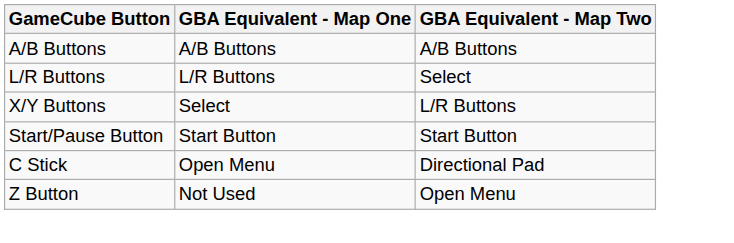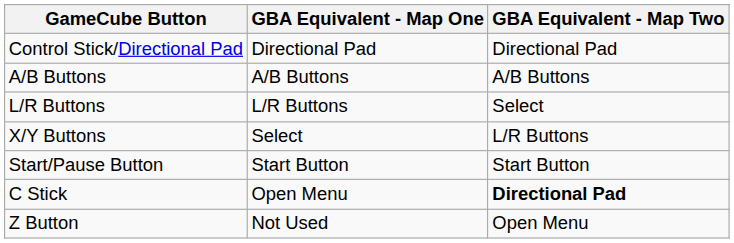+ row: (126, 48)
(482, 164) normal -> (559, 194) bold
